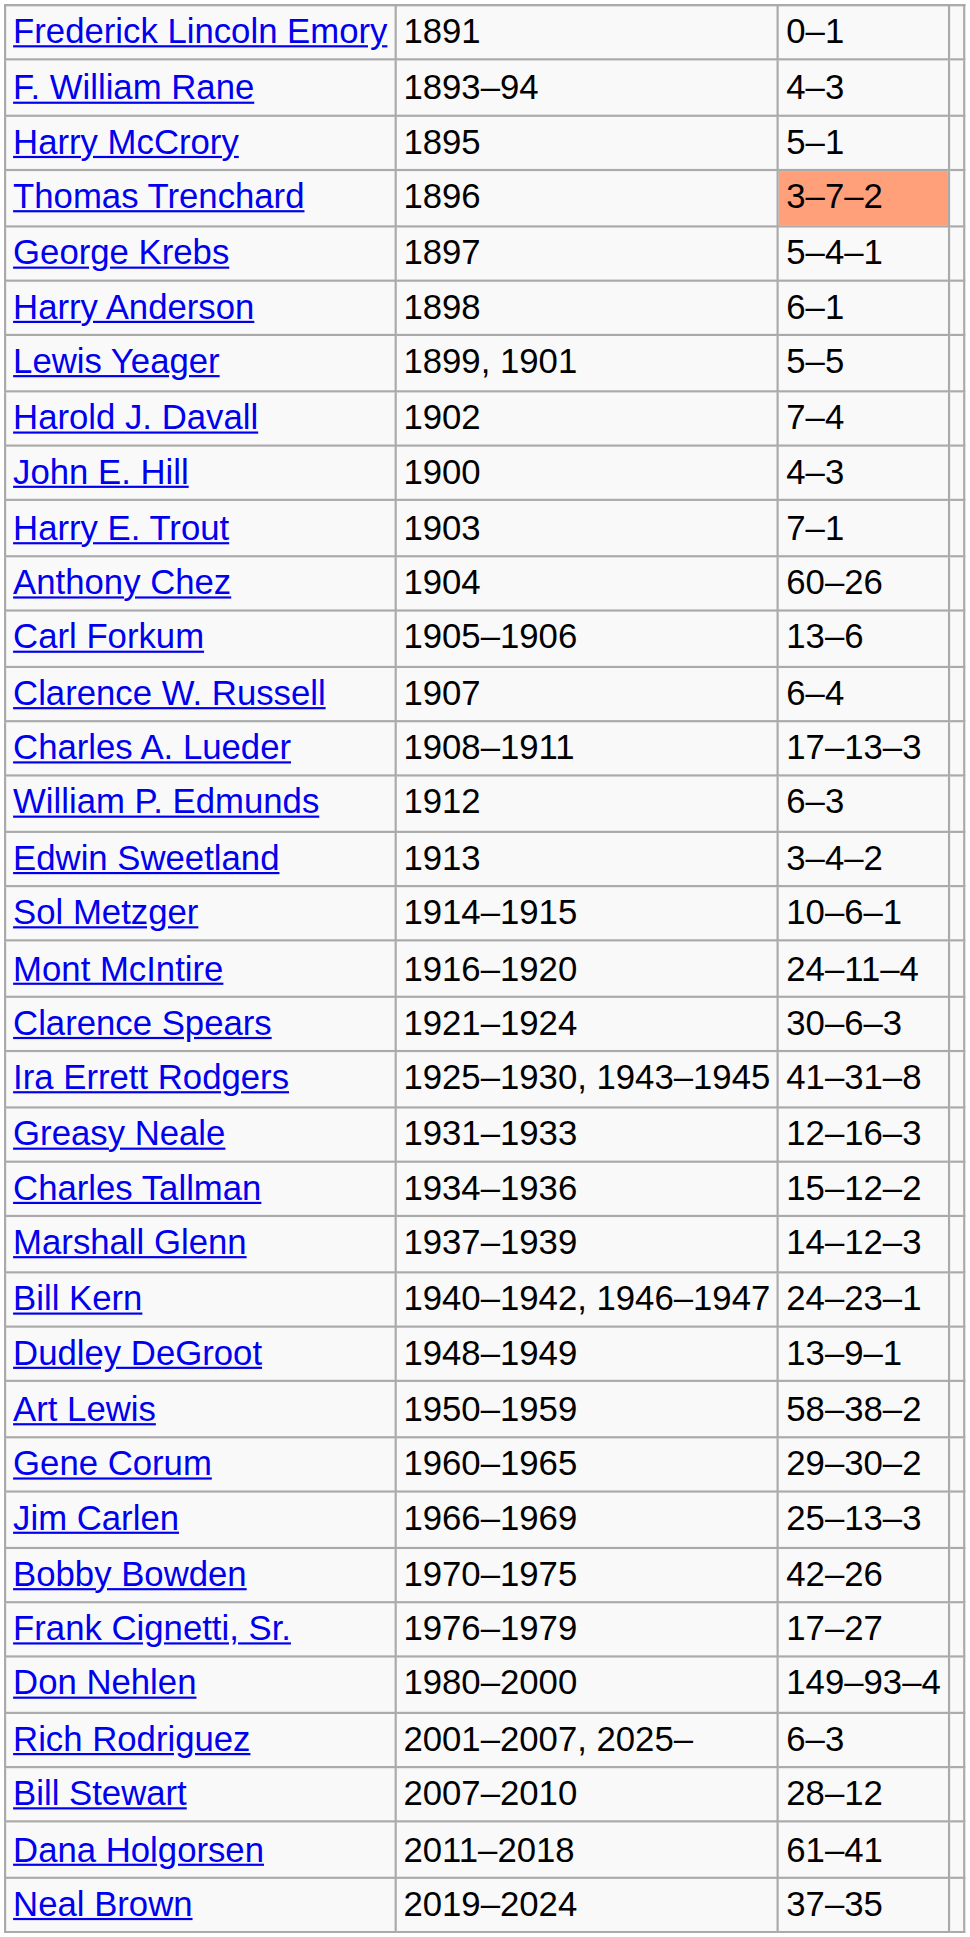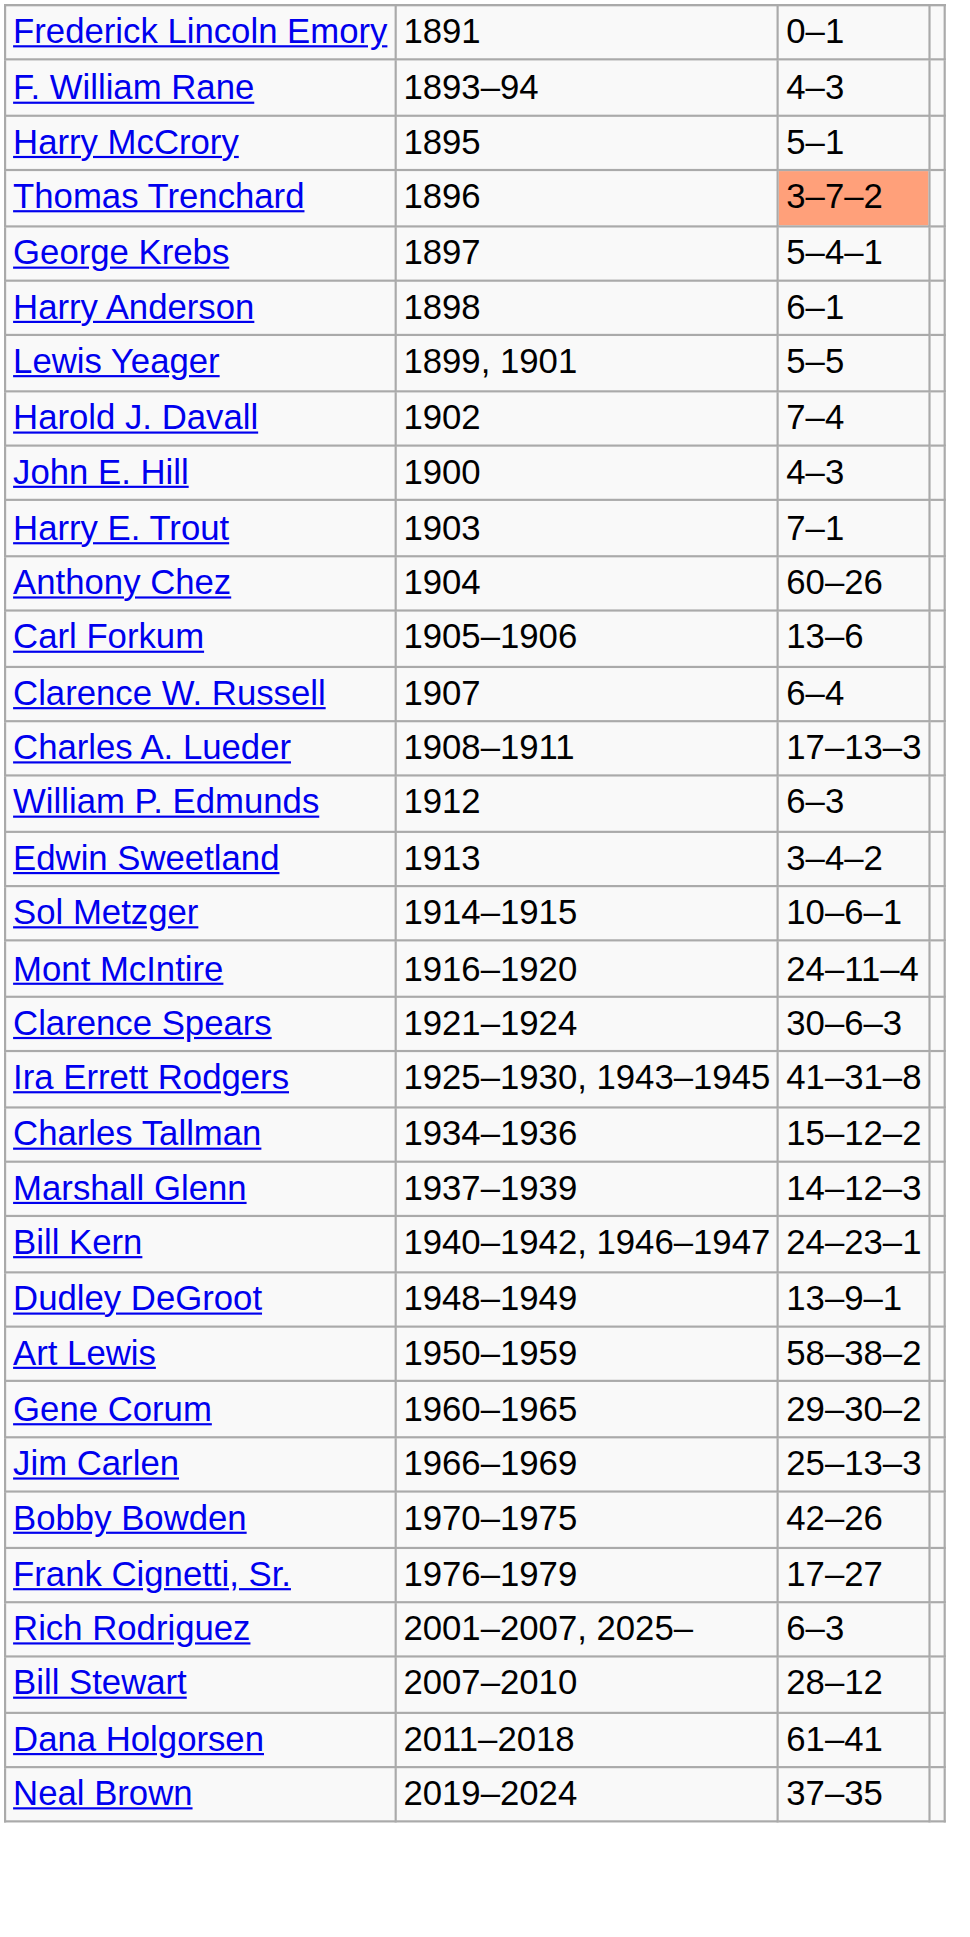- row: (119, 1133)
- row: (105, 1683)
